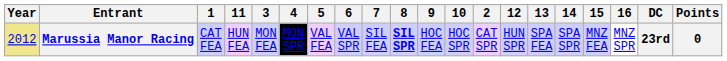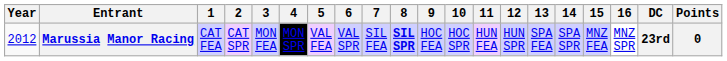columns swapped: (487, 14) <-> (238, 14)
(22, 40) khaki background -> (22, 40) no background
